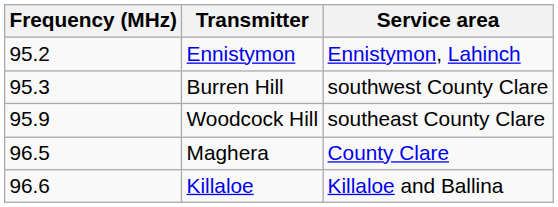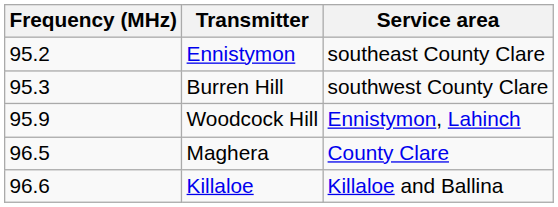(424, 53) Ennistymon, Lahinch -> (436, 53) southeast County Clare
(436, 119) southeast County Clare -> (424, 119) Ennistymon, Lahinch
